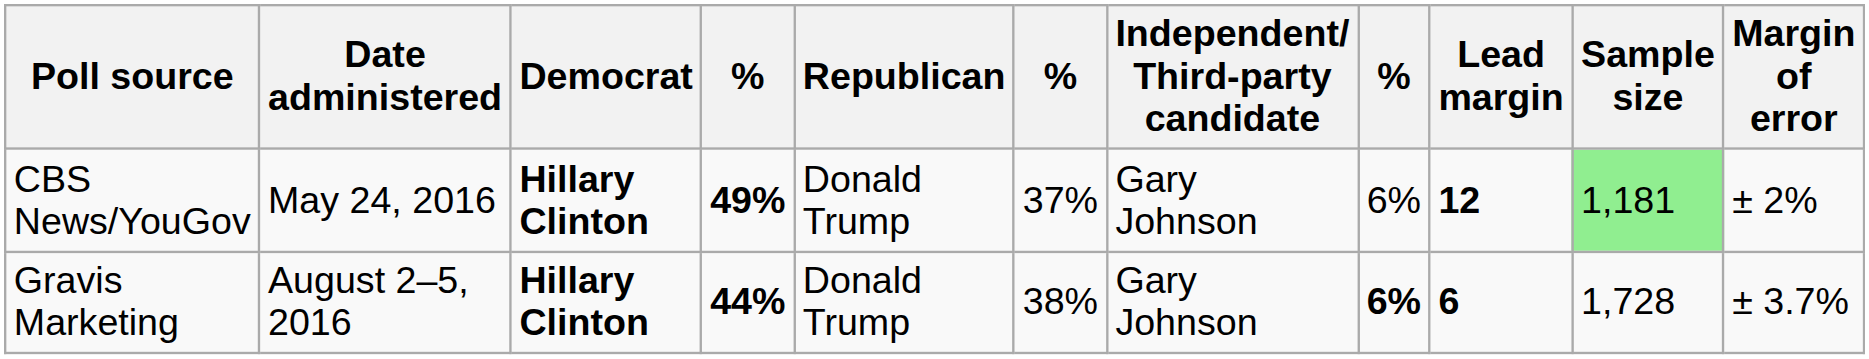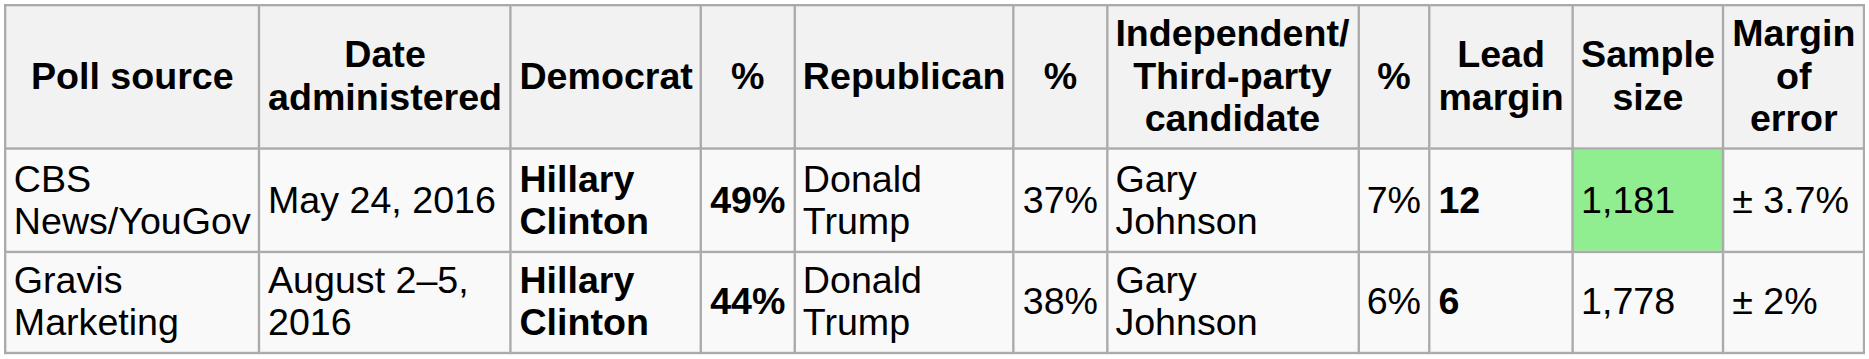(1394, 199) 6% -> (1394, 199) 7%
(1775, 199) ± 2% -> (1791, 199) ± 3.7%
(1394, 301) bold -> (1394, 301) normal
(1628, 301) 1,728 -> (1628, 301) 1,778
(1791, 301) ± 3.7% -> (1775, 301) ± 2%
